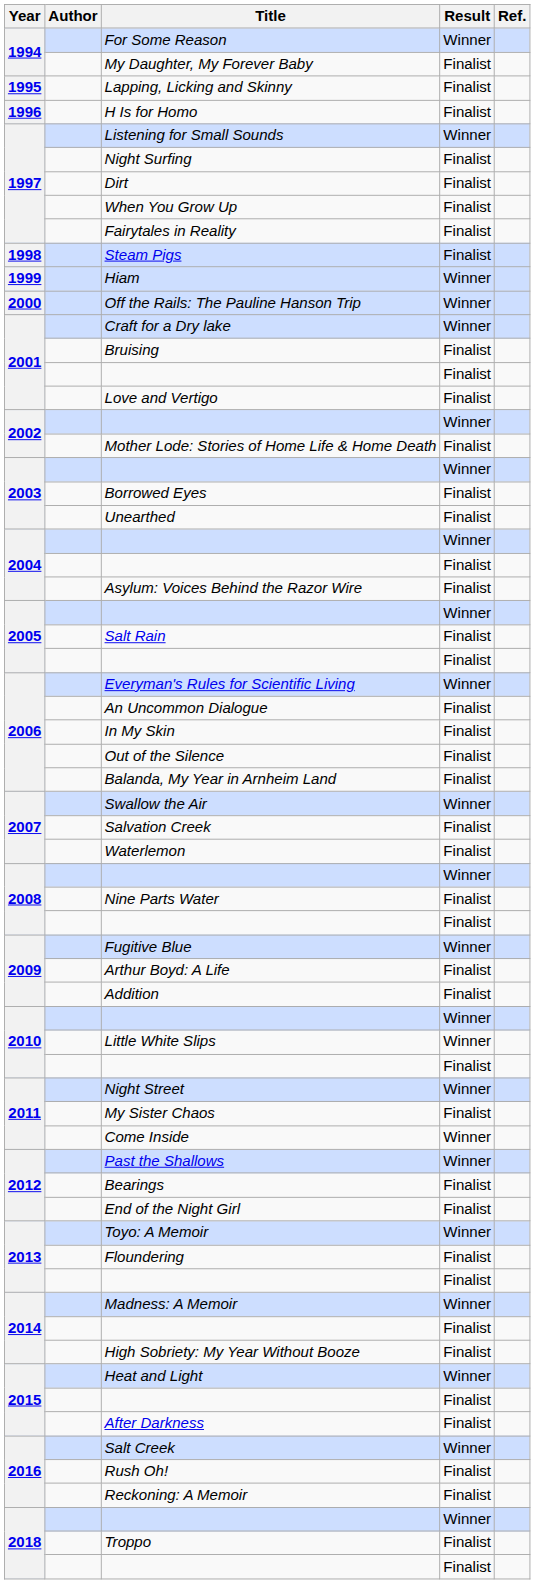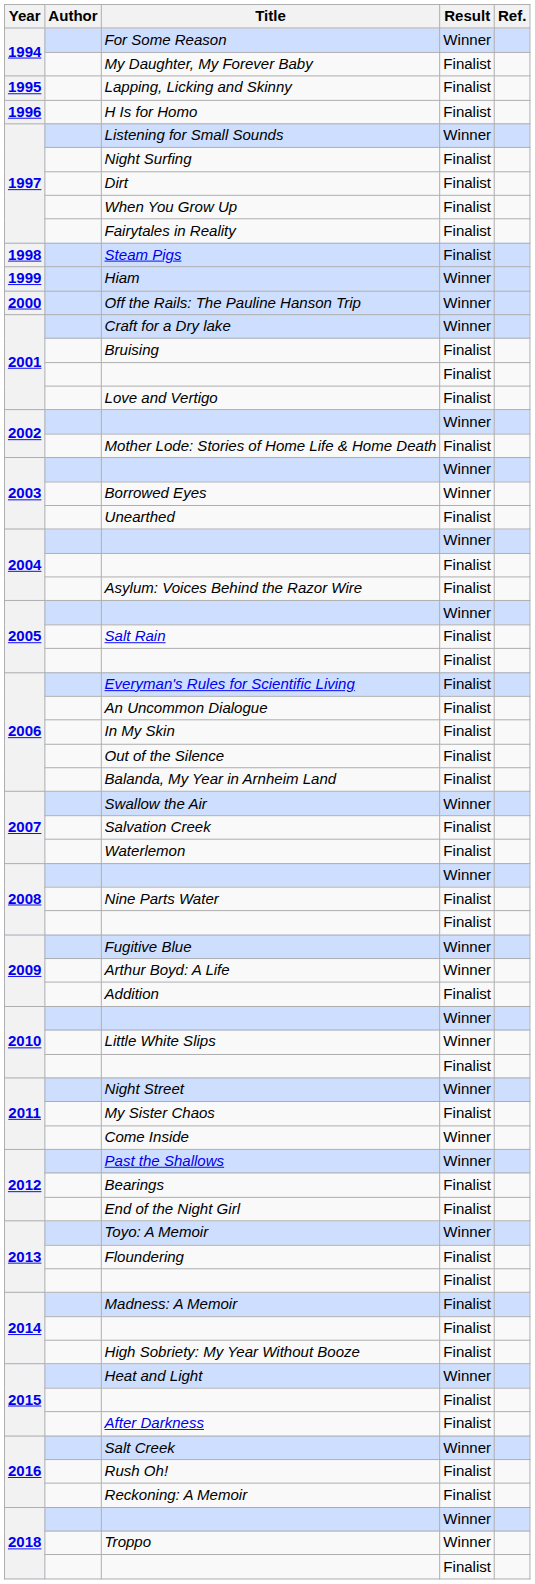(467, 493) Finalist -> (467, 493) Winner
(467, 684) Winner -> (467, 684) Finalist
(467, 970) Finalist -> (467, 970) Winner
(467, 1304) Winner -> (467, 1304) Finalist
(467, 1542) Finalist -> (467, 1542) Winner
